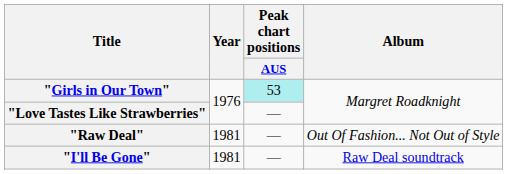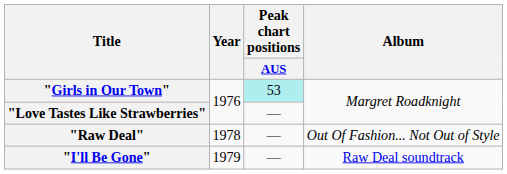(227, 135) 1981 -> (227, 135) 1978
(227, 157) 1981 -> (227, 157) 1979
